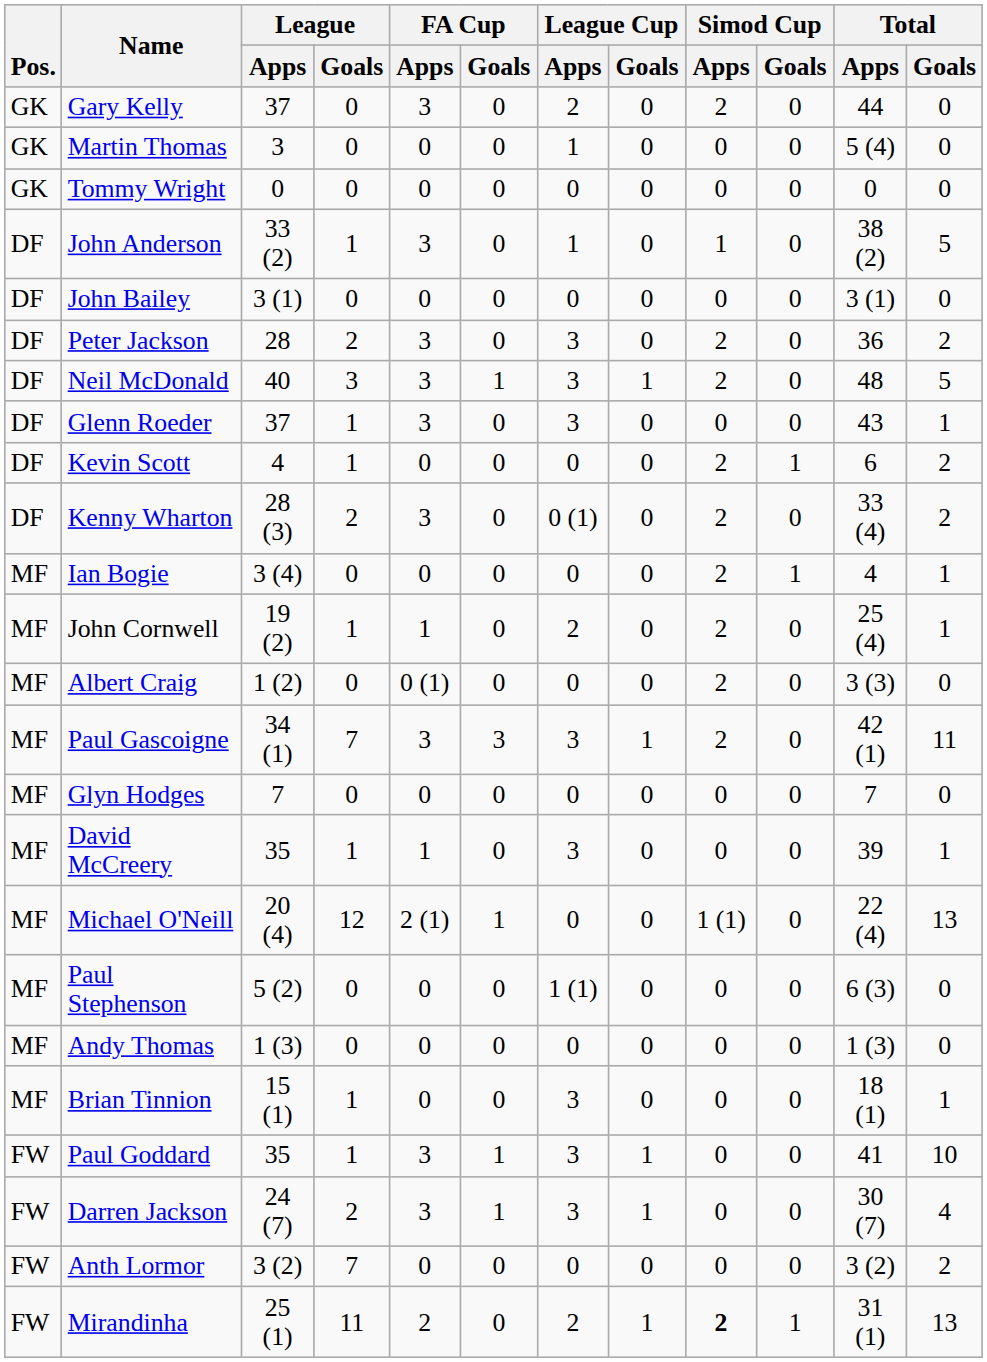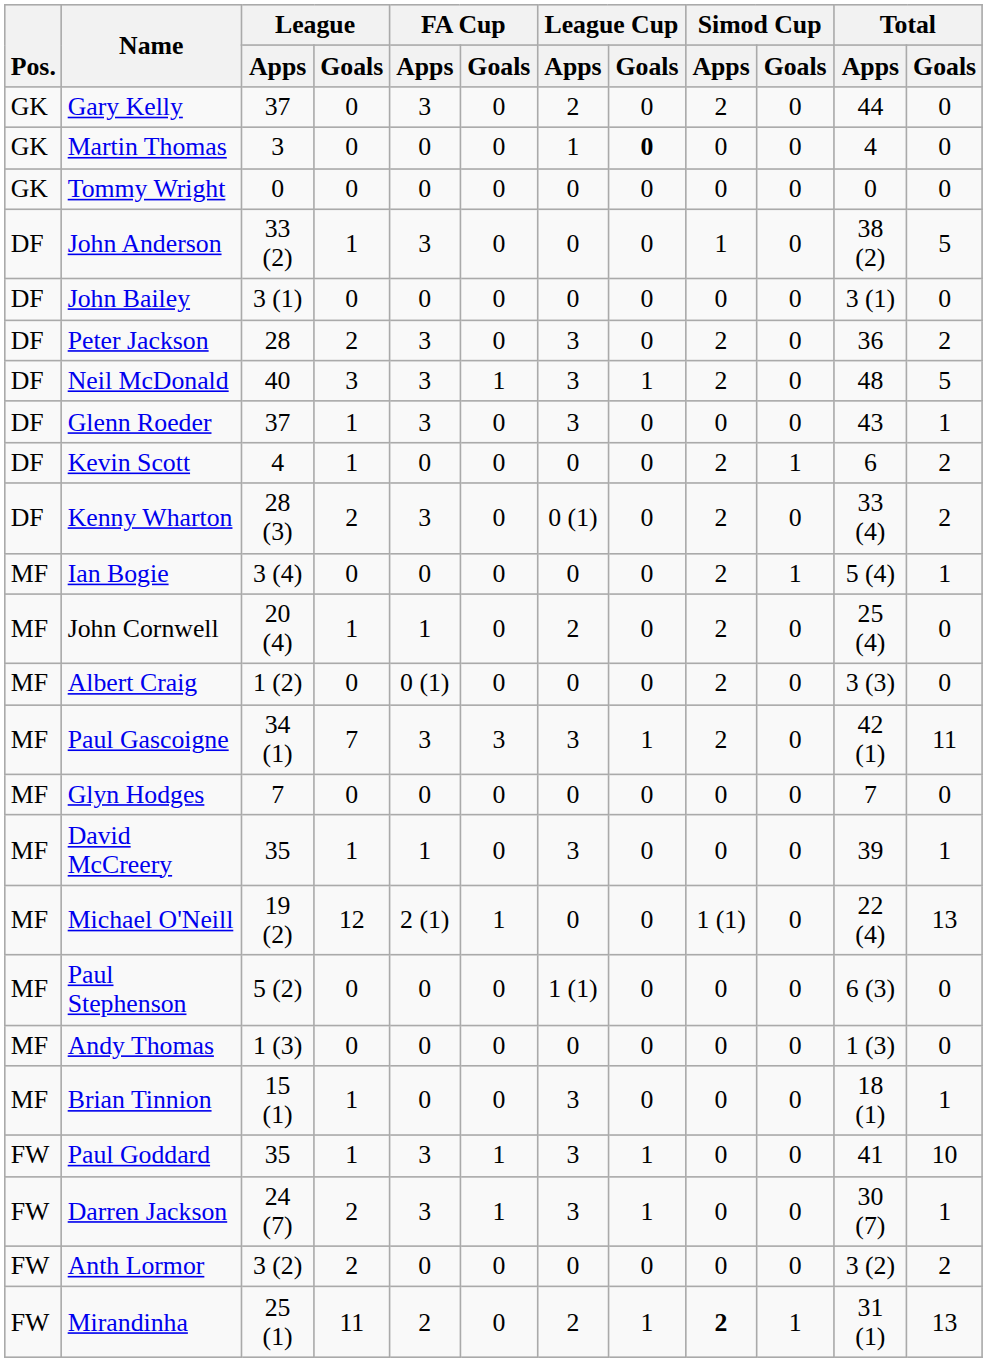(647, 147) normal -> (647, 147) bold
(870, 147) 5 (4) -> (870, 147) 4
(573, 243) 1 -> (573, 243) 0
(870, 573) 4 -> (870, 573) 5 (4)
(278, 628) 19 (2) -> (278, 628) 20 (4)
(945, 628) 1 -> (945, 628) 0
(278, 919) 20 (4) -> (278, 919) 19 (2)
(945, 1210) 4 -> (945, 1210) 1
(352, 1266) 7 -> (352, 1266) 2
